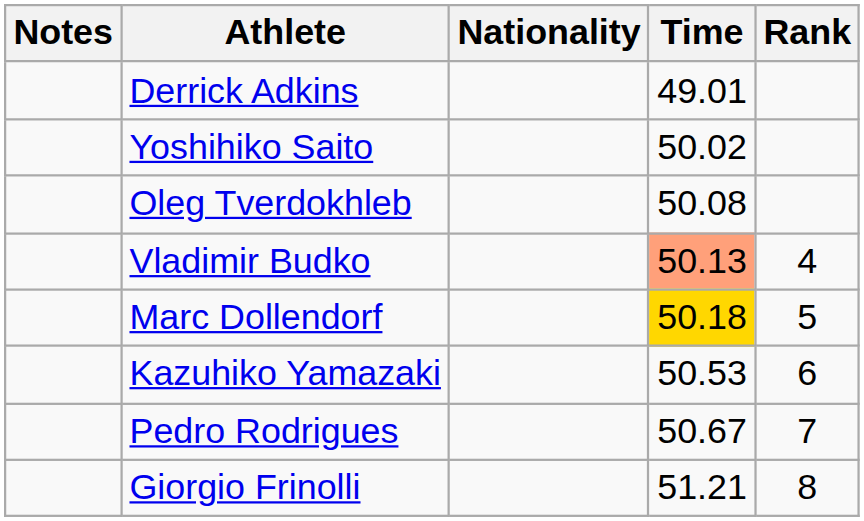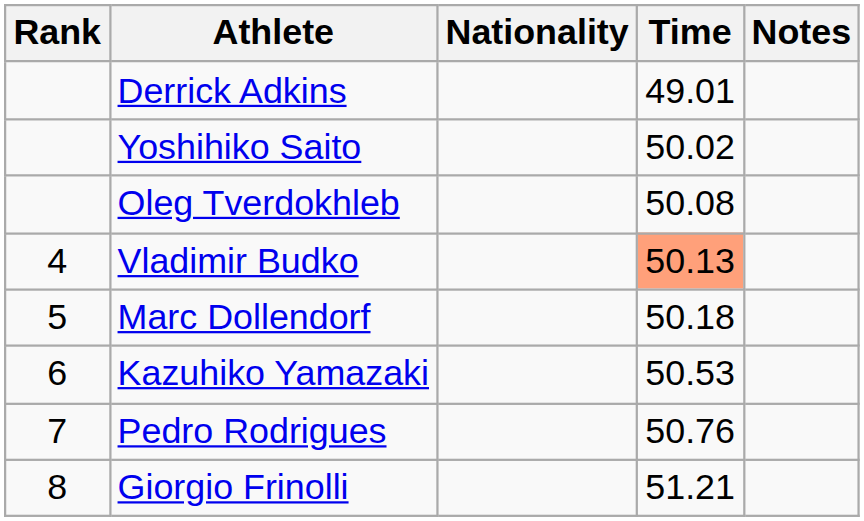columns swapped: (807, 32) <-> (63, 32)
(702, 317) gold background -> (690, 317) no background
(702, 430) 50.67 -> (690, 430) 50.76
